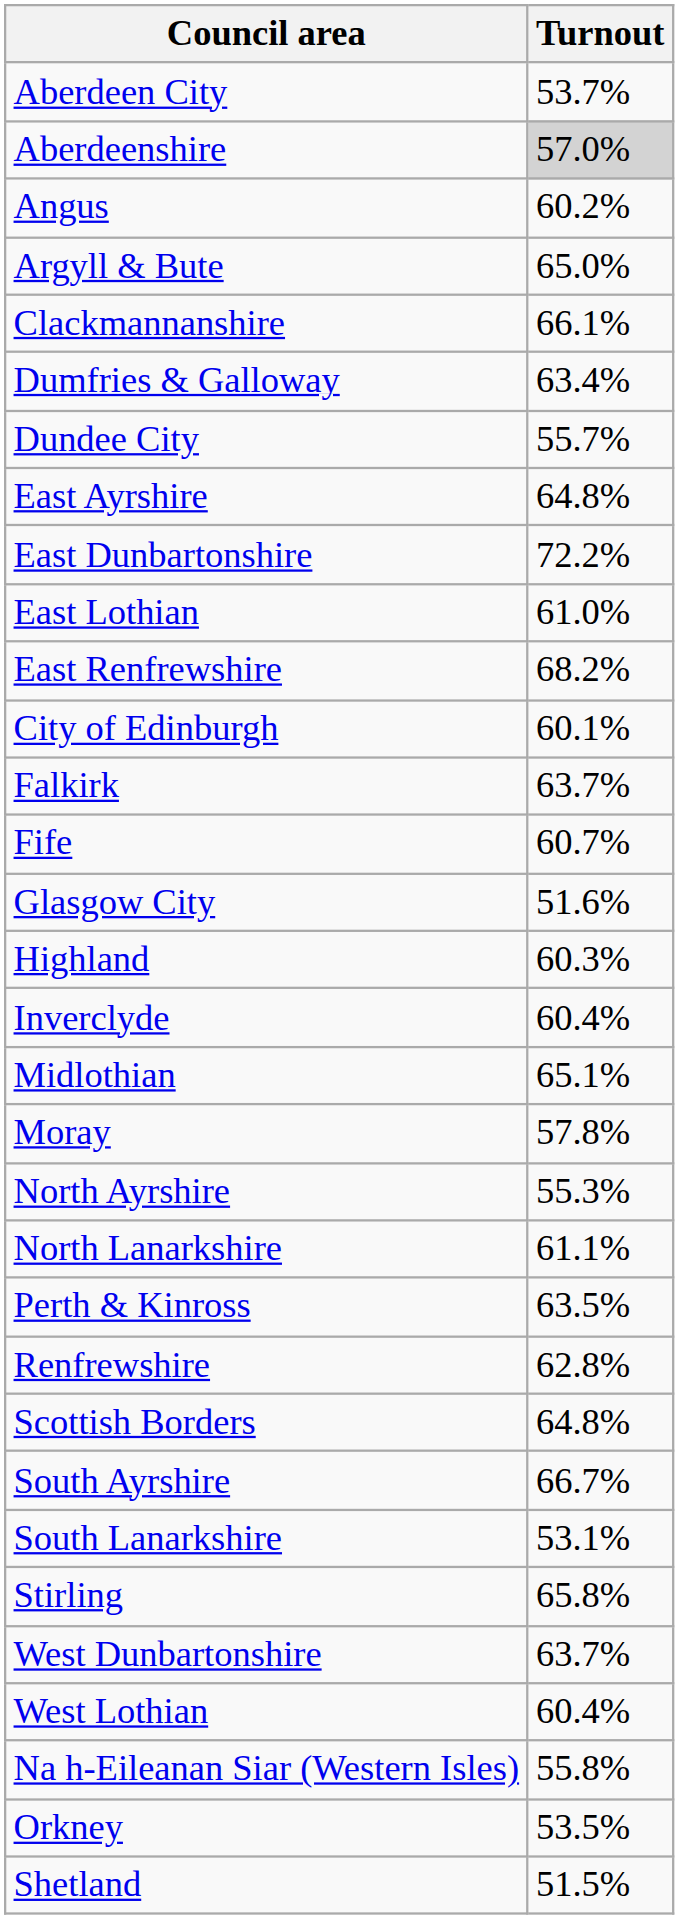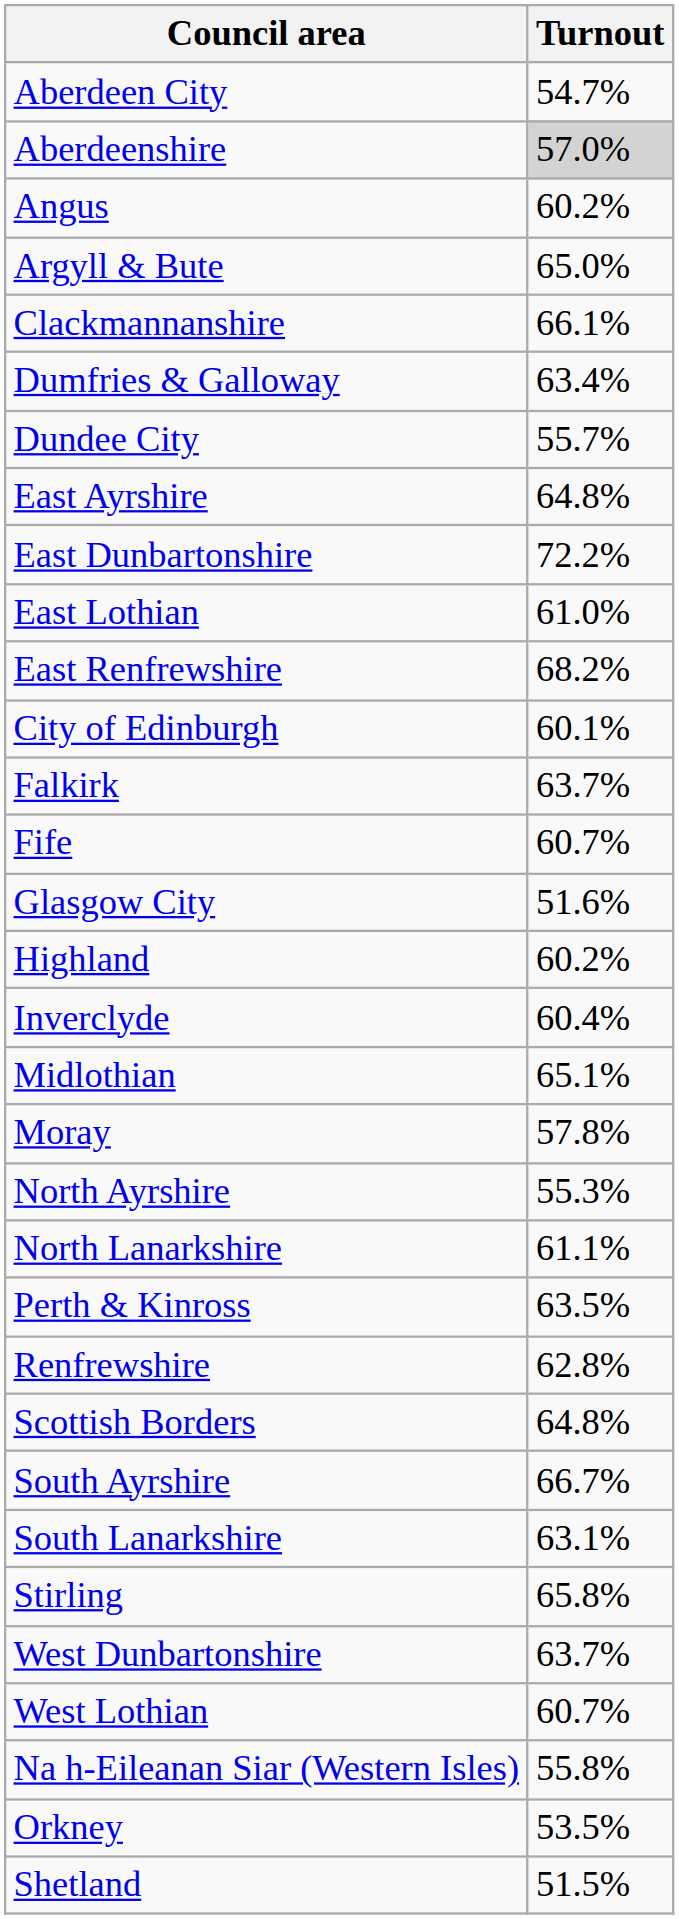(583, 91) 53.7% -> (583, 91) 54.7%
(583, 959) 60.3% -> (583, 959) 60.2%
(583, 1537) 53.1% -> (583, 1537) 63.1%
(583, 1711) 60.4% -> (583, 1711) 60.7%
